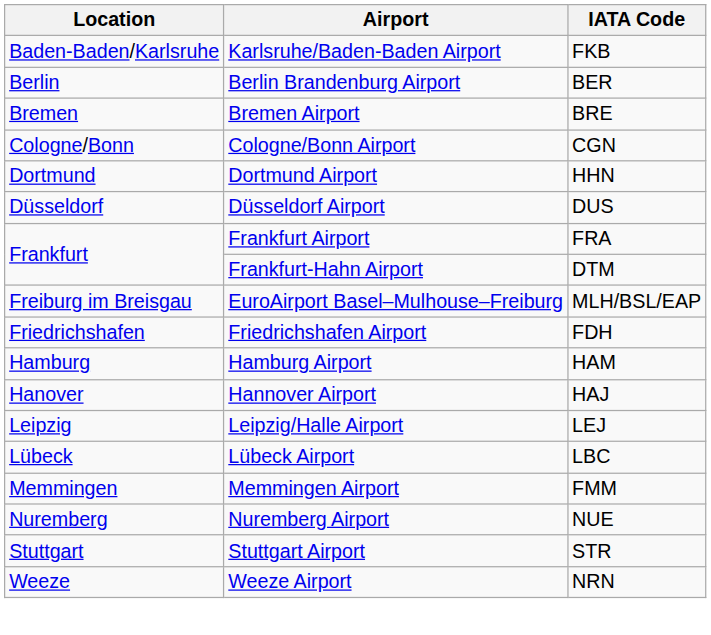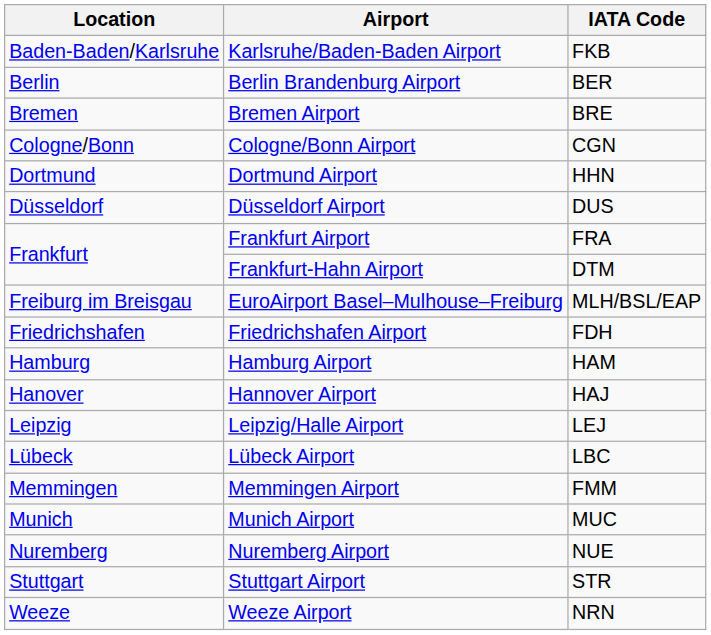+ row: (291, 519)
